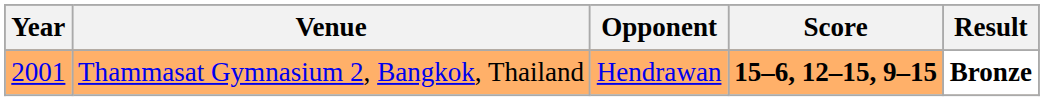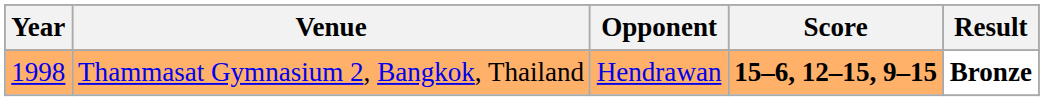(38, 71) 2001 -> (38, 71) 1998
